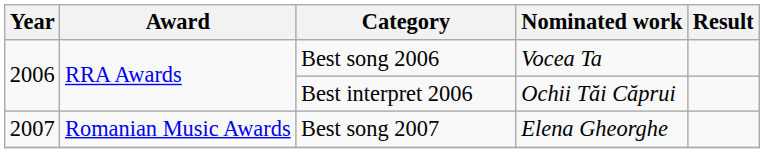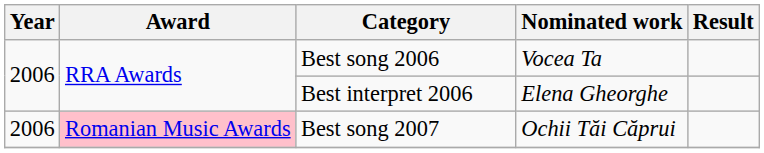(598, 93) Ochii Tăi Căprui -> (595, 93) Elena Gheorghe
(32, 128) 2007 -> (32, 128) 2006
(178, 128) no background -> (178, 128) pink background
(595, 128) Elena Gheorghe -> (598, 128) Ochii Tăi Căprui
